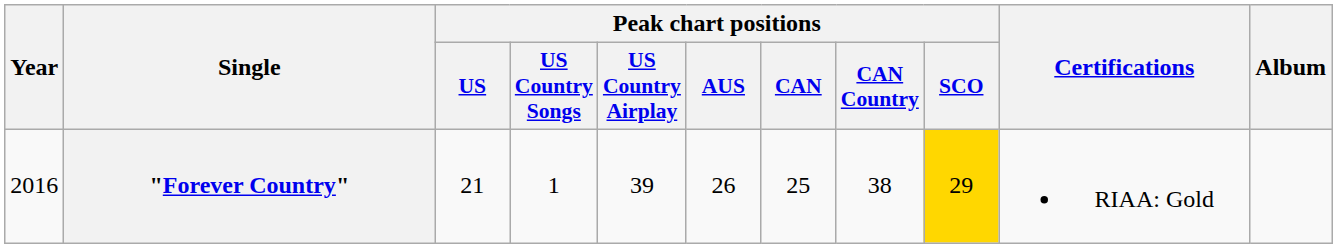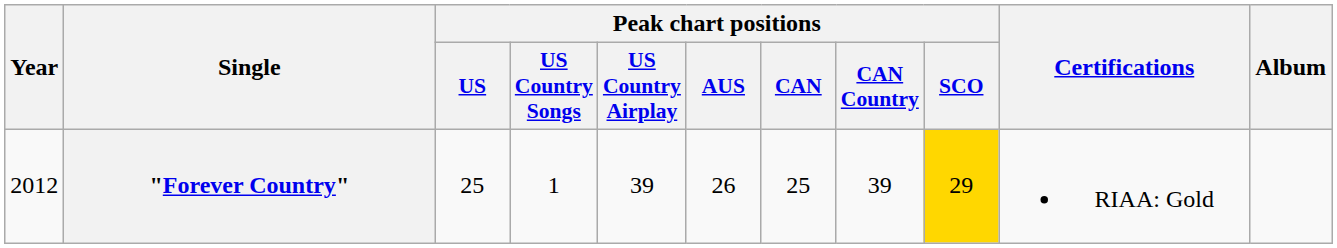(34, 185) 2016 -> (34, 185) 2012
(472, 185) 21 -> (472, 185) 25
(880, 185) 38 -> (880, 185) 39
